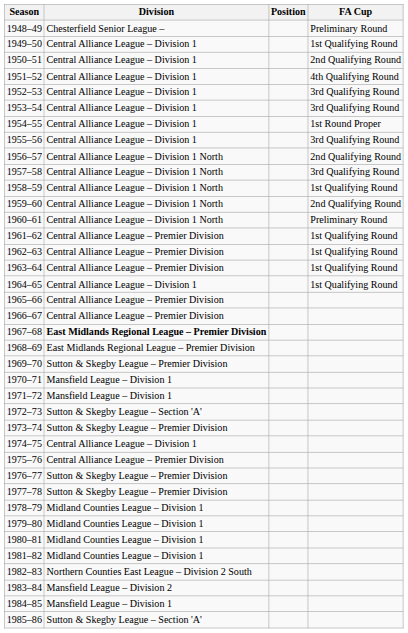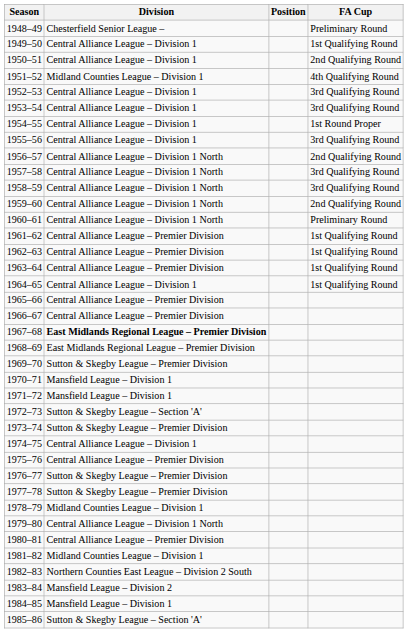(122, 76) Central Alliance League – Division 1 -> (125, 76) Midland Counties League – Division 1
(354, 188) 1st Qualifying Round -> (355, 188) 3rd Qualifying Round
(125, 524) Midland Counties League – Division 1 -> (135, 524) Central Alliance League – Division 1 North
(125, 540) Midland Counties League – Division 1 -> (135, 540) Central Alliance League – Premier Division
